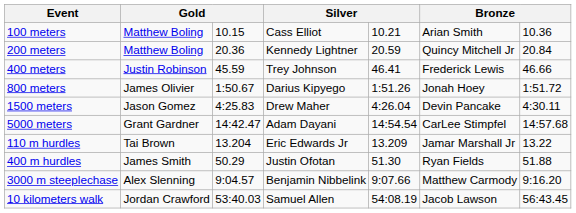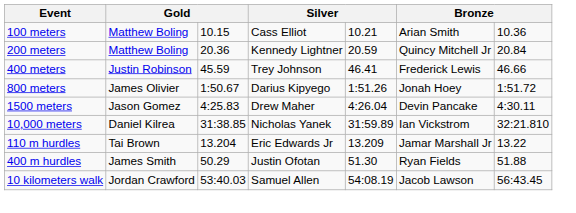- row: (40, 124)
+ row: (44, 124)
- row: (63, 180)
